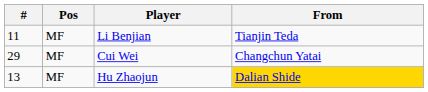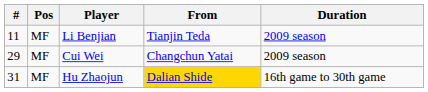+ column: (342, 15)
(14, 77) 13 -> (14, 77) 31
